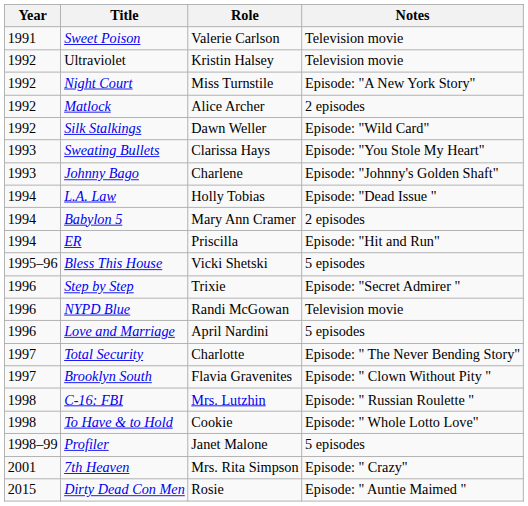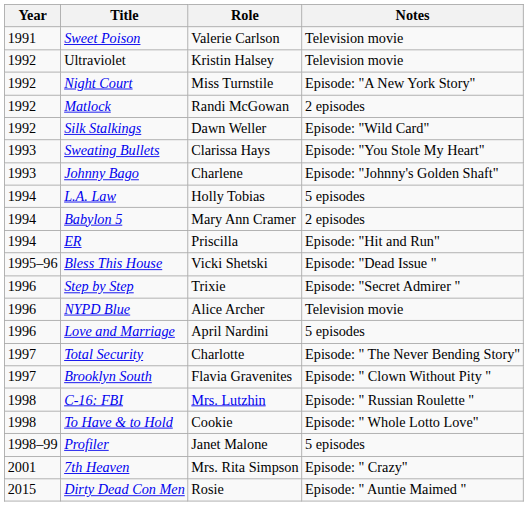(228, 106) Alice Archer -> (240, 106) Randi McGowan
(371, 196) Episode: "Dead Issue " -> (335, 196) 5 episodes
(335, 264) 5 episodes -> (371, 264) Episode: "Dead Issue "
(240, 309) Randi McGowan -> (228, 309) Alice Archer
